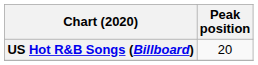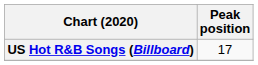(225, 49) 20 -> (225, 49) 17
